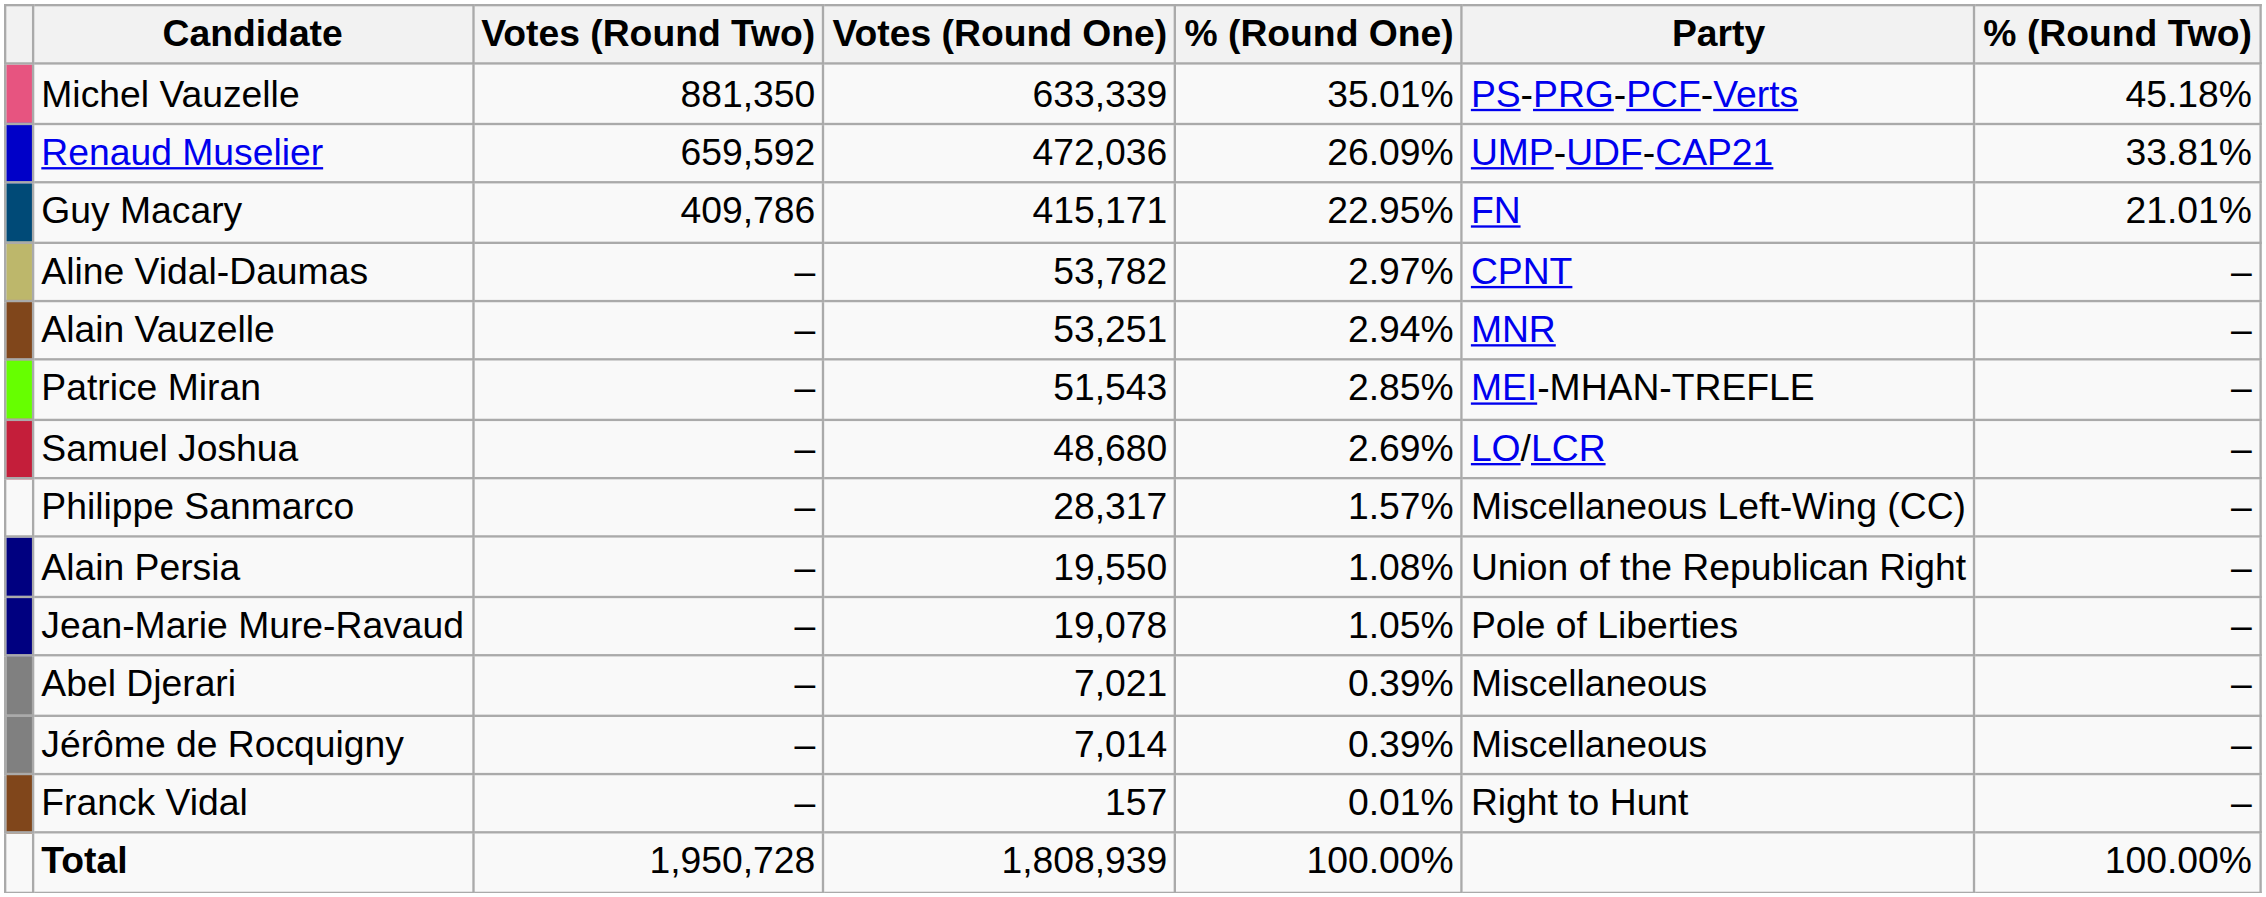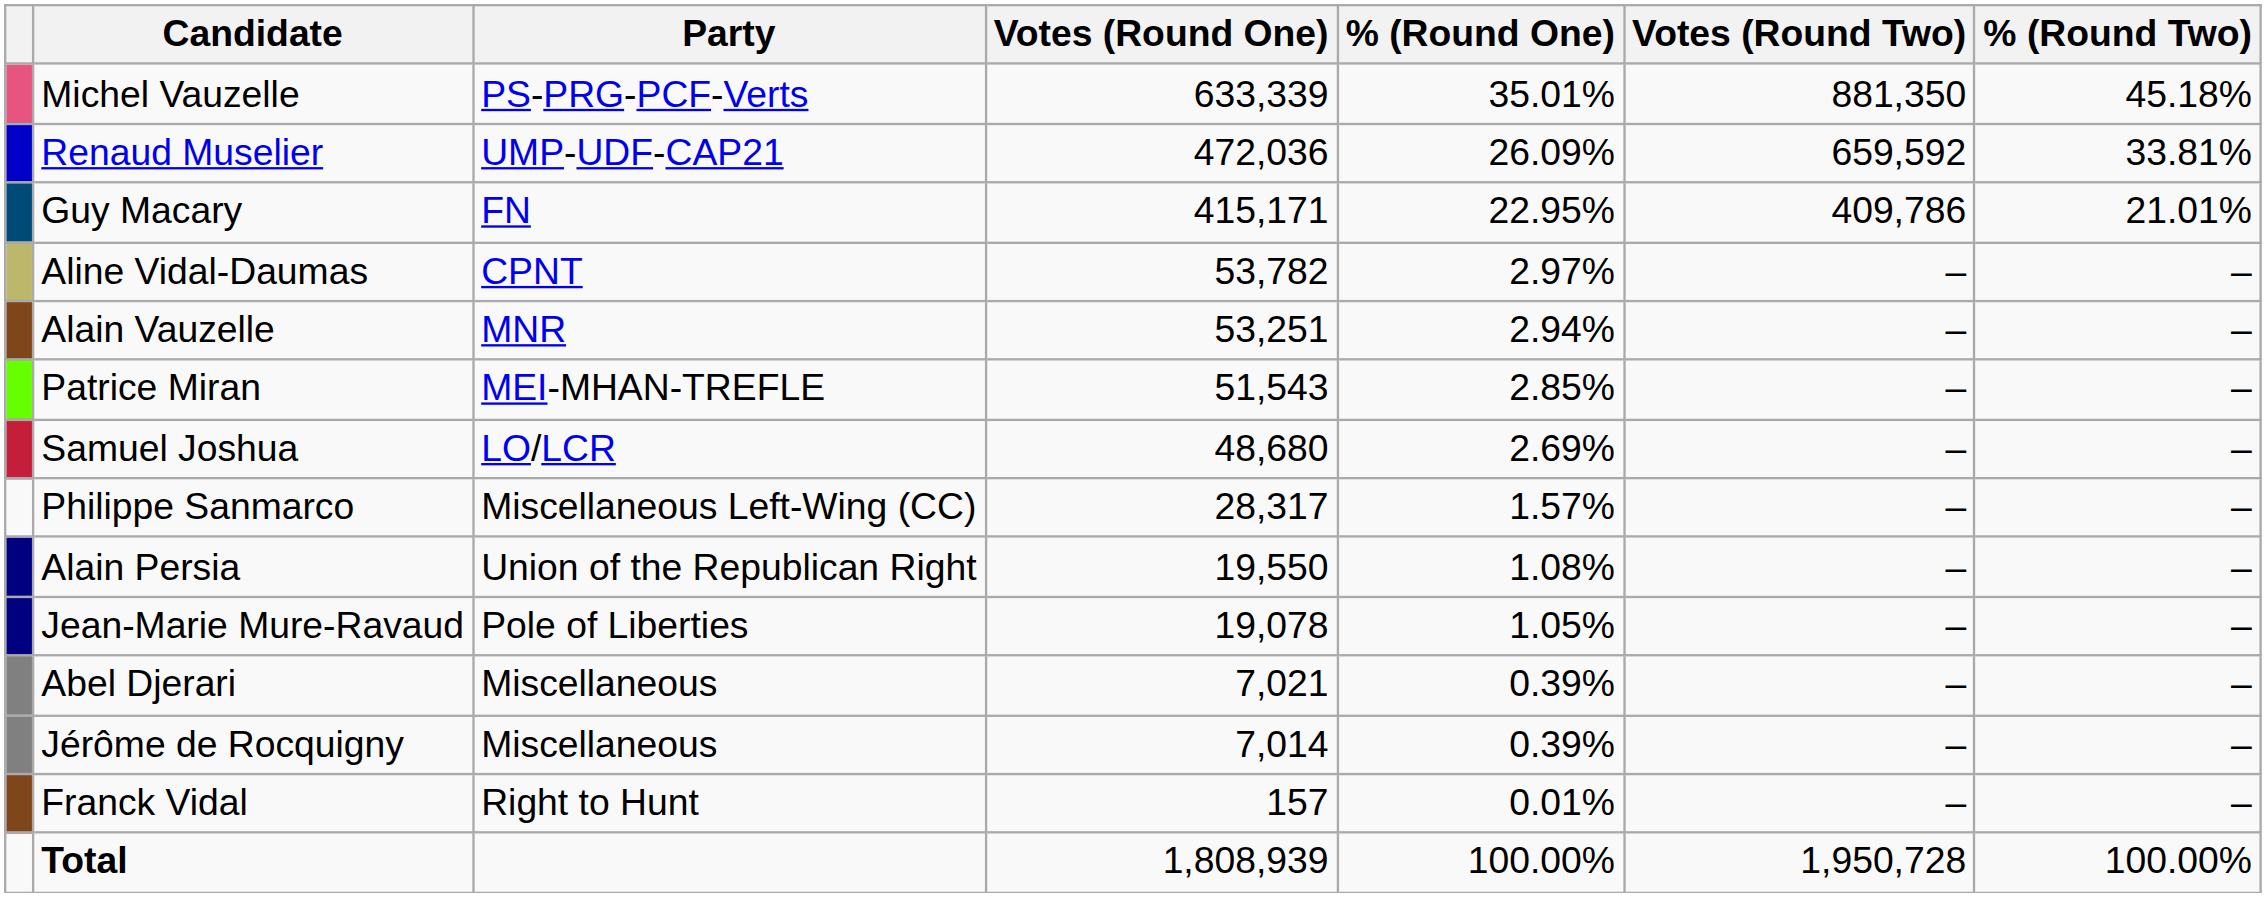columns swapped: (1719, 34) <-> (648, 34)
